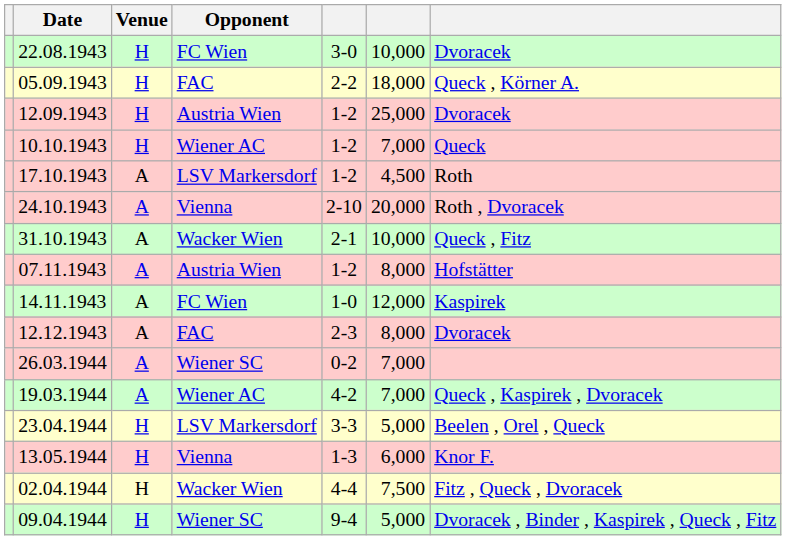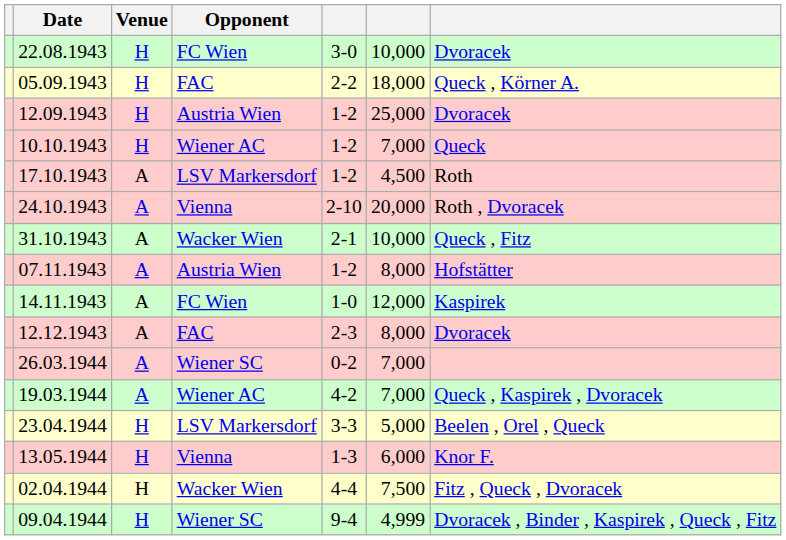(403, 519) 5,000 -> (403, 519) 4,999
